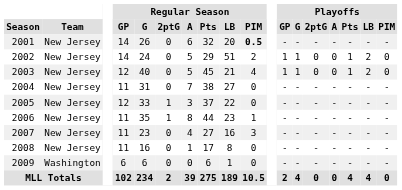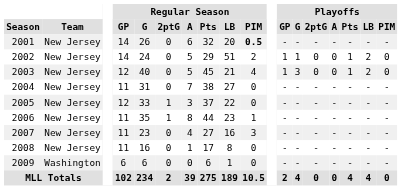(298, 72) 1 -> (298, 72) 3
